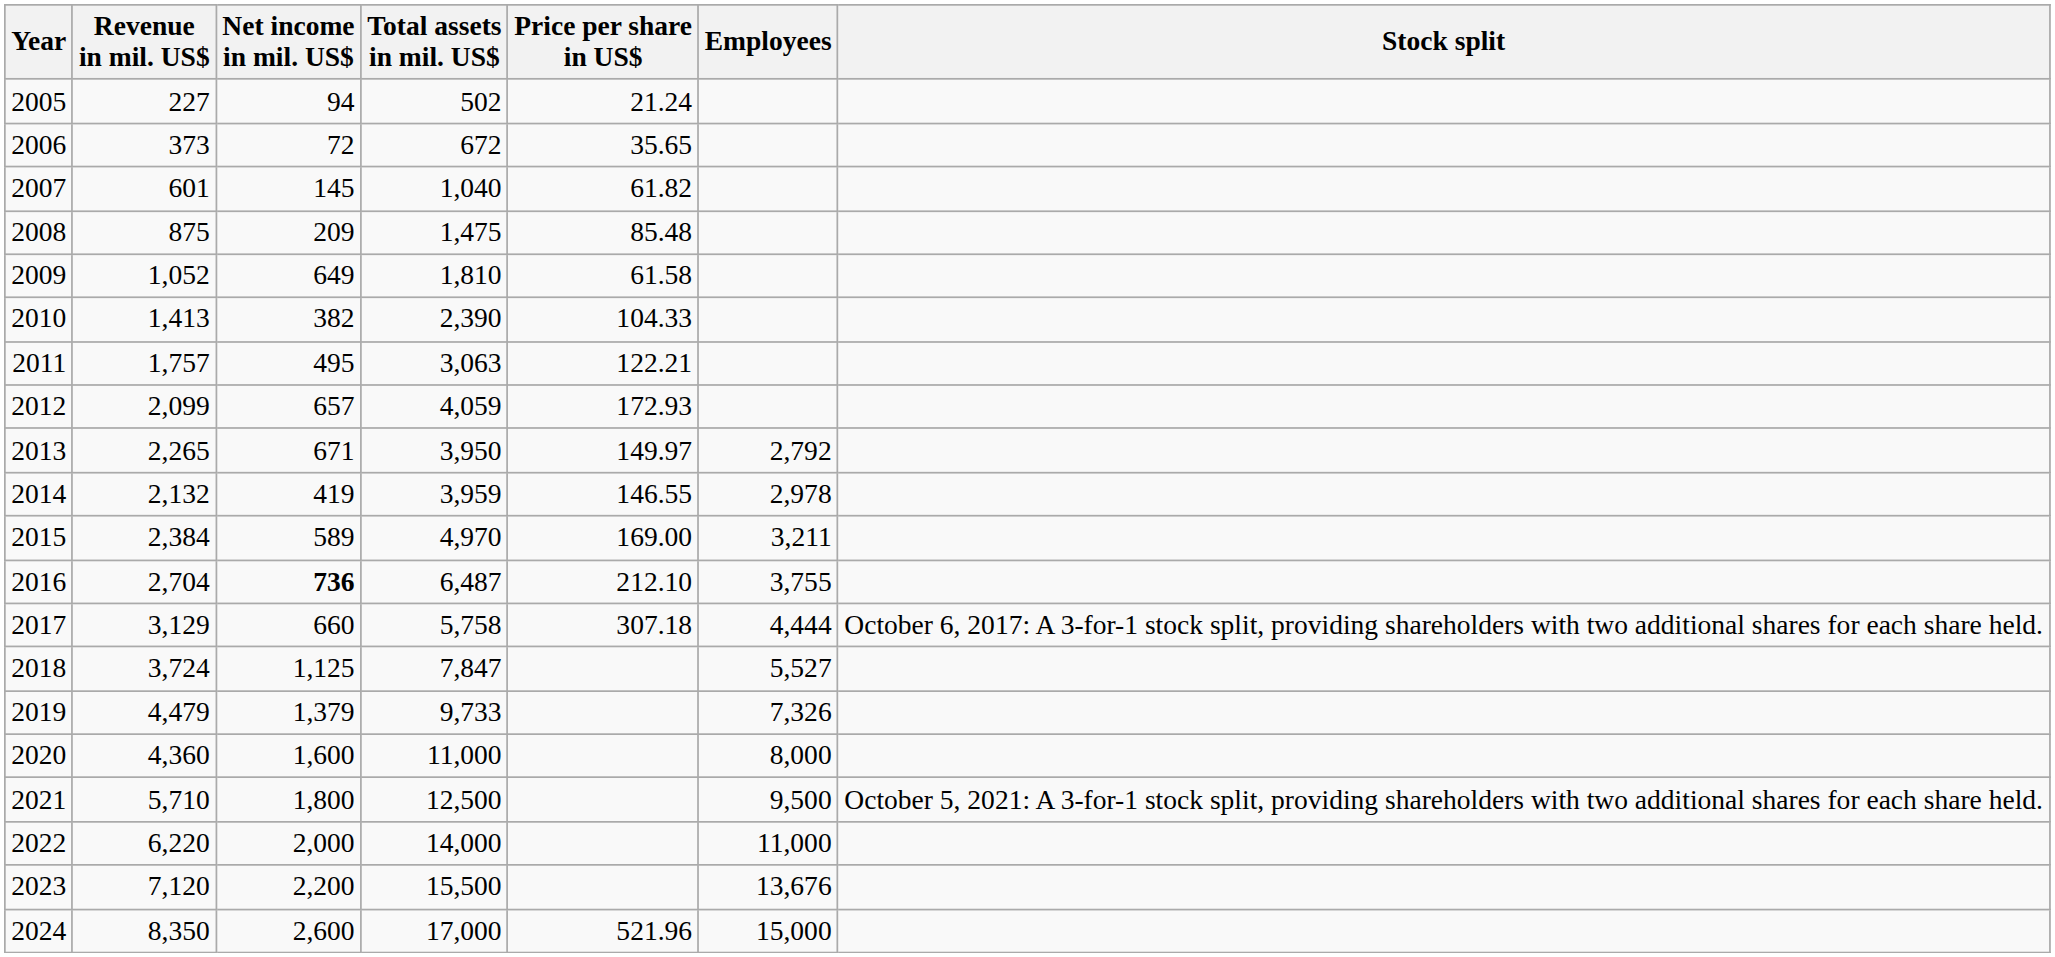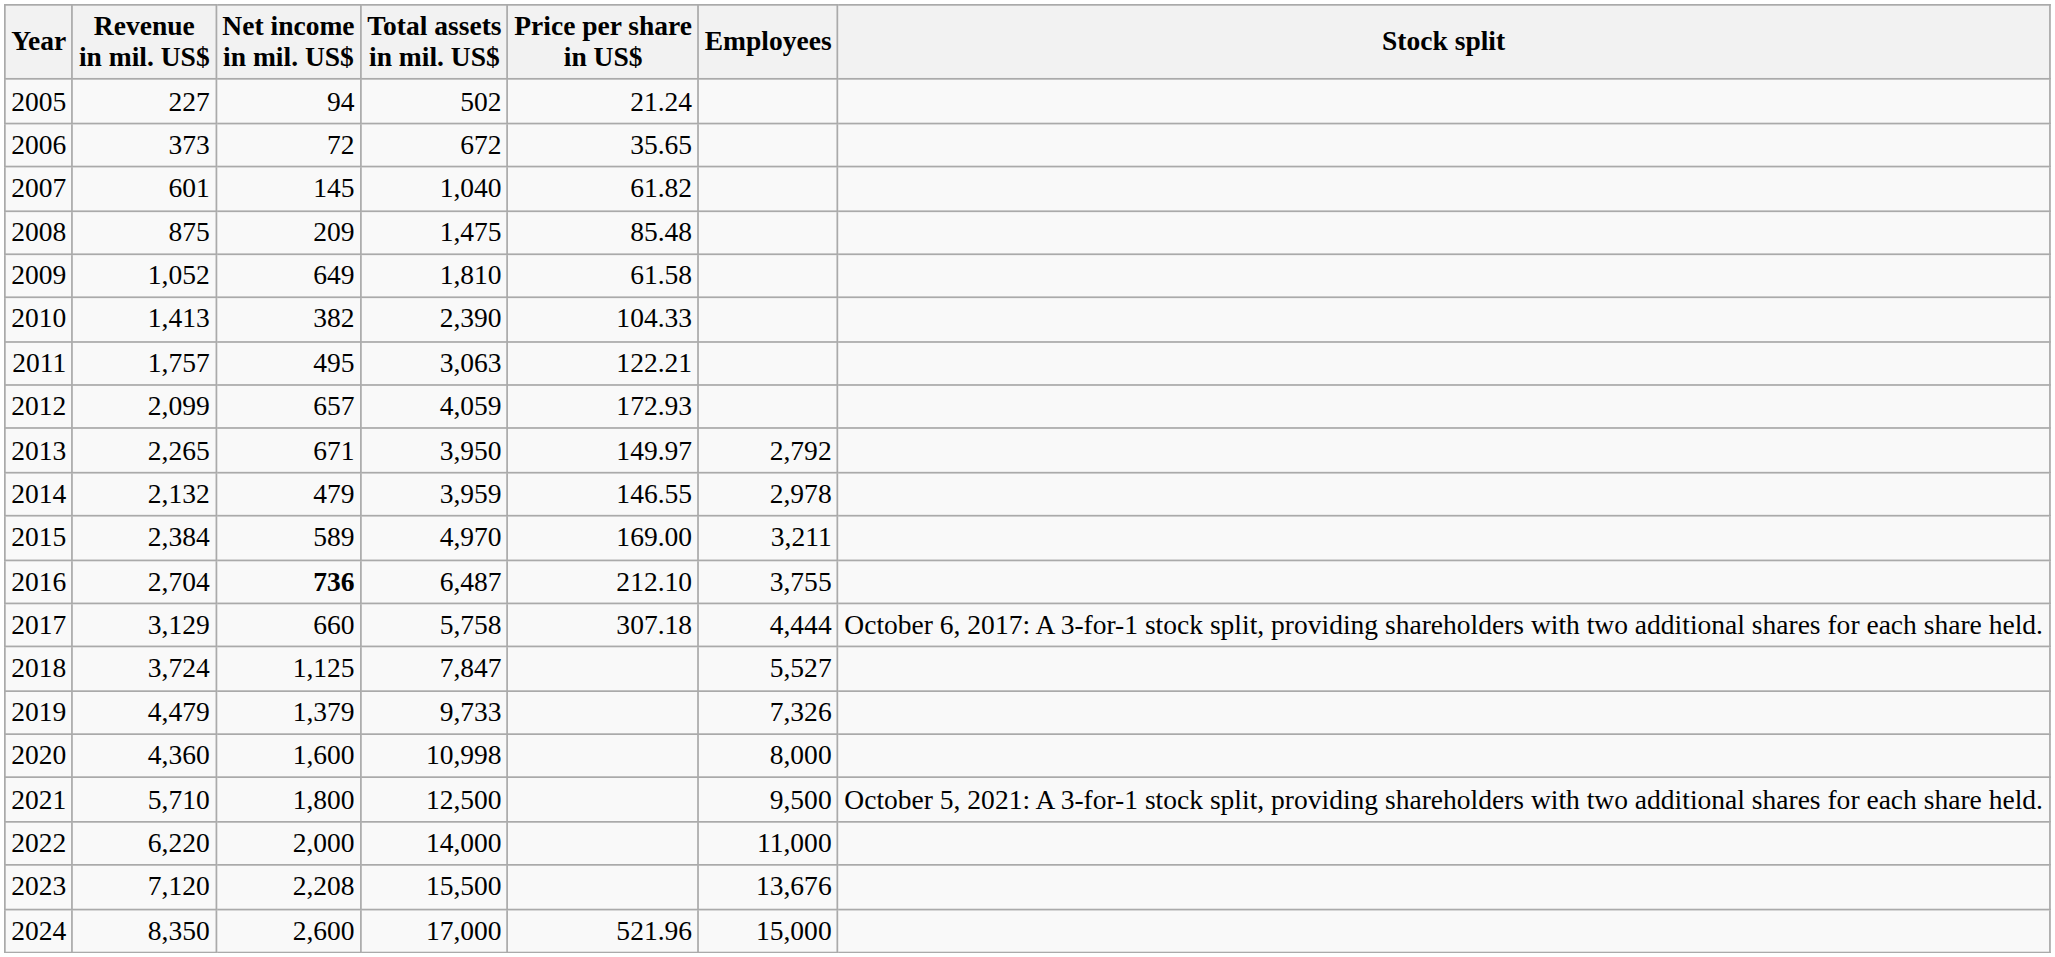(334, 493) 419 -> (334, 493) 479
(464, 755) 11,000 -> (464, 755) 10,998
(324, 886) 2,200 -> (324, 886) 2,208
